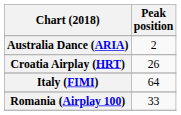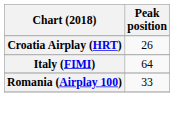- row: (68, 45)
